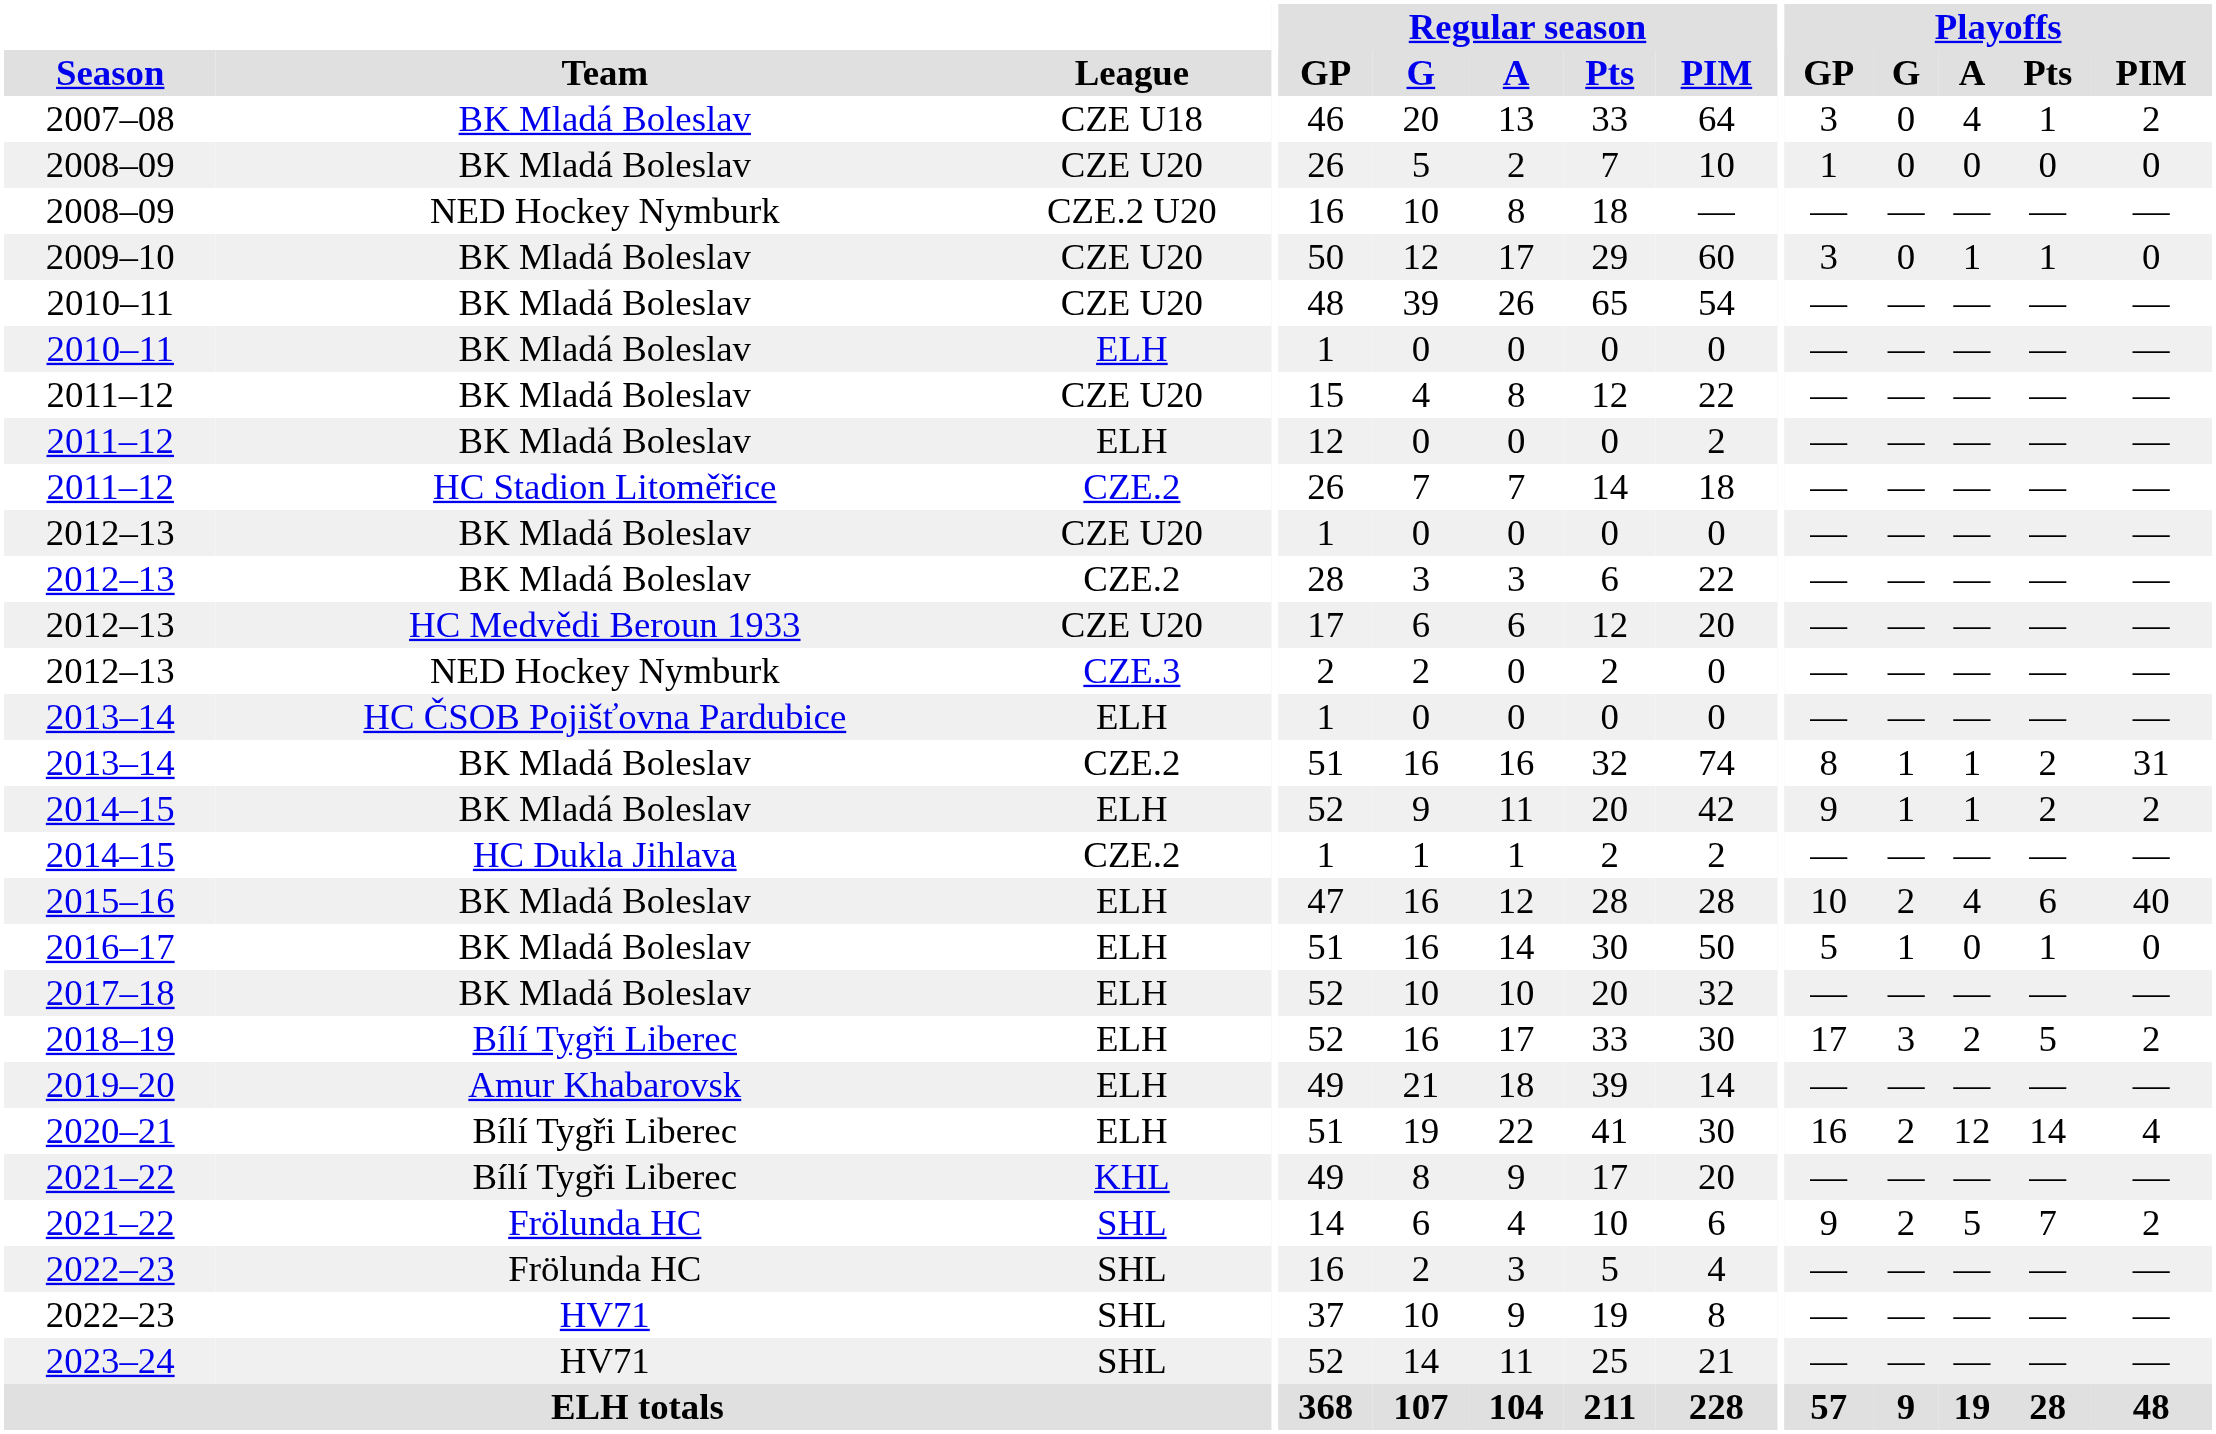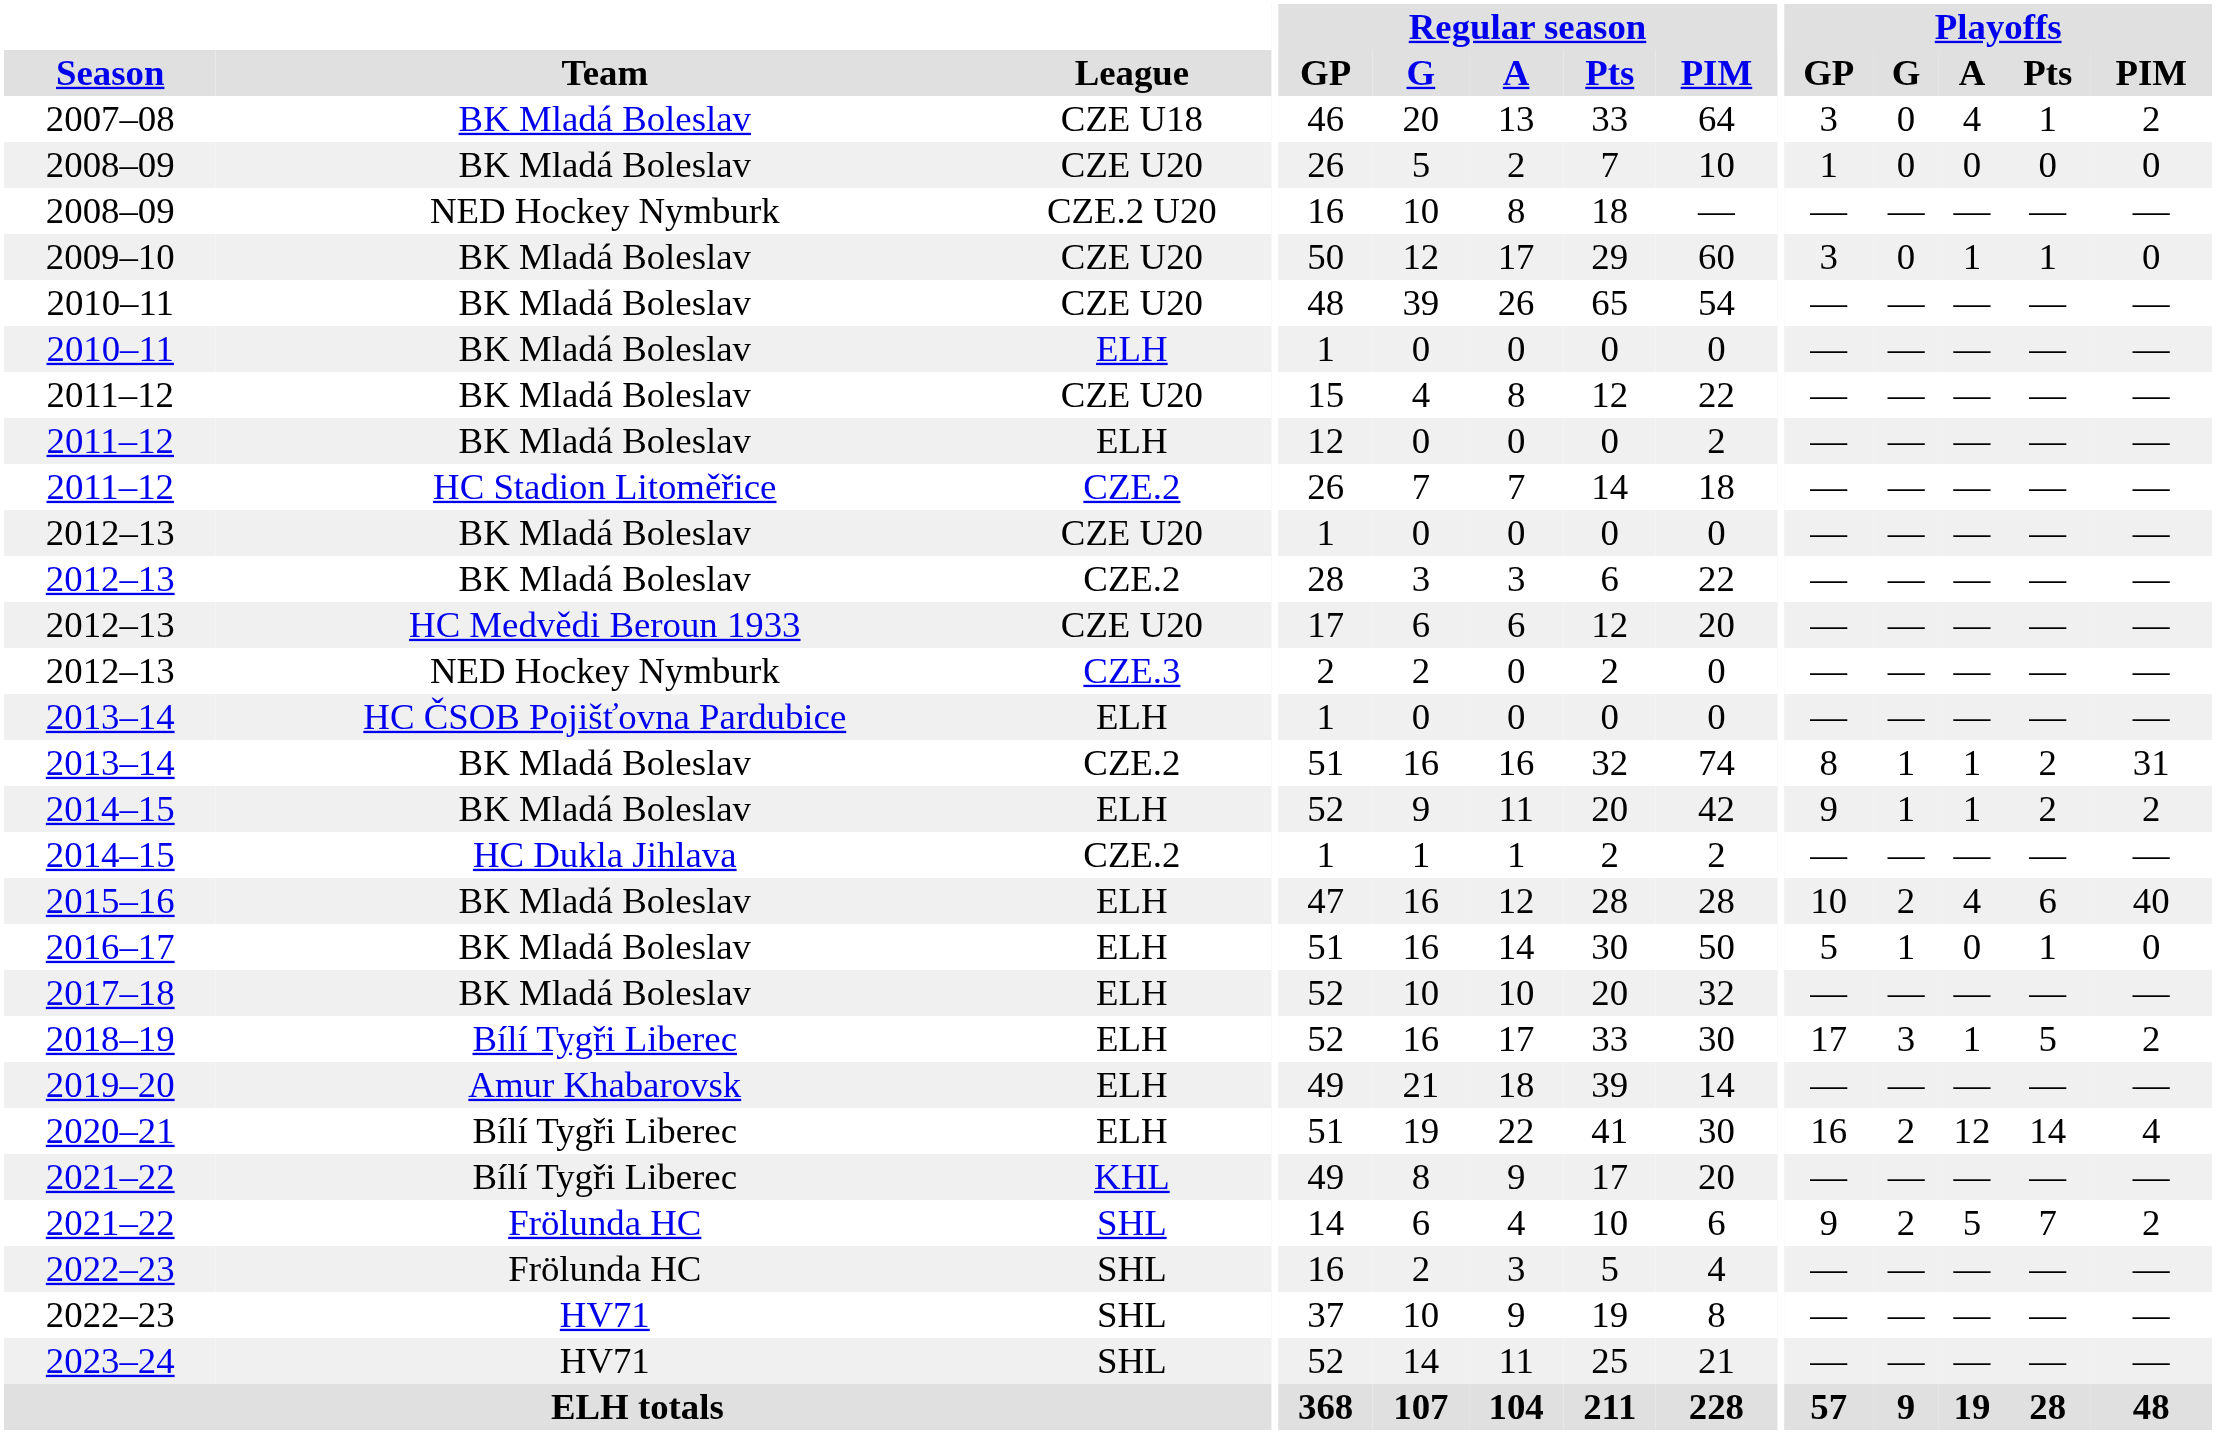(1972, 1038) 2 -> (1972, 1038) 1
